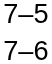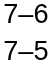rows swapped: (26, 51) <-> (26, 13)
